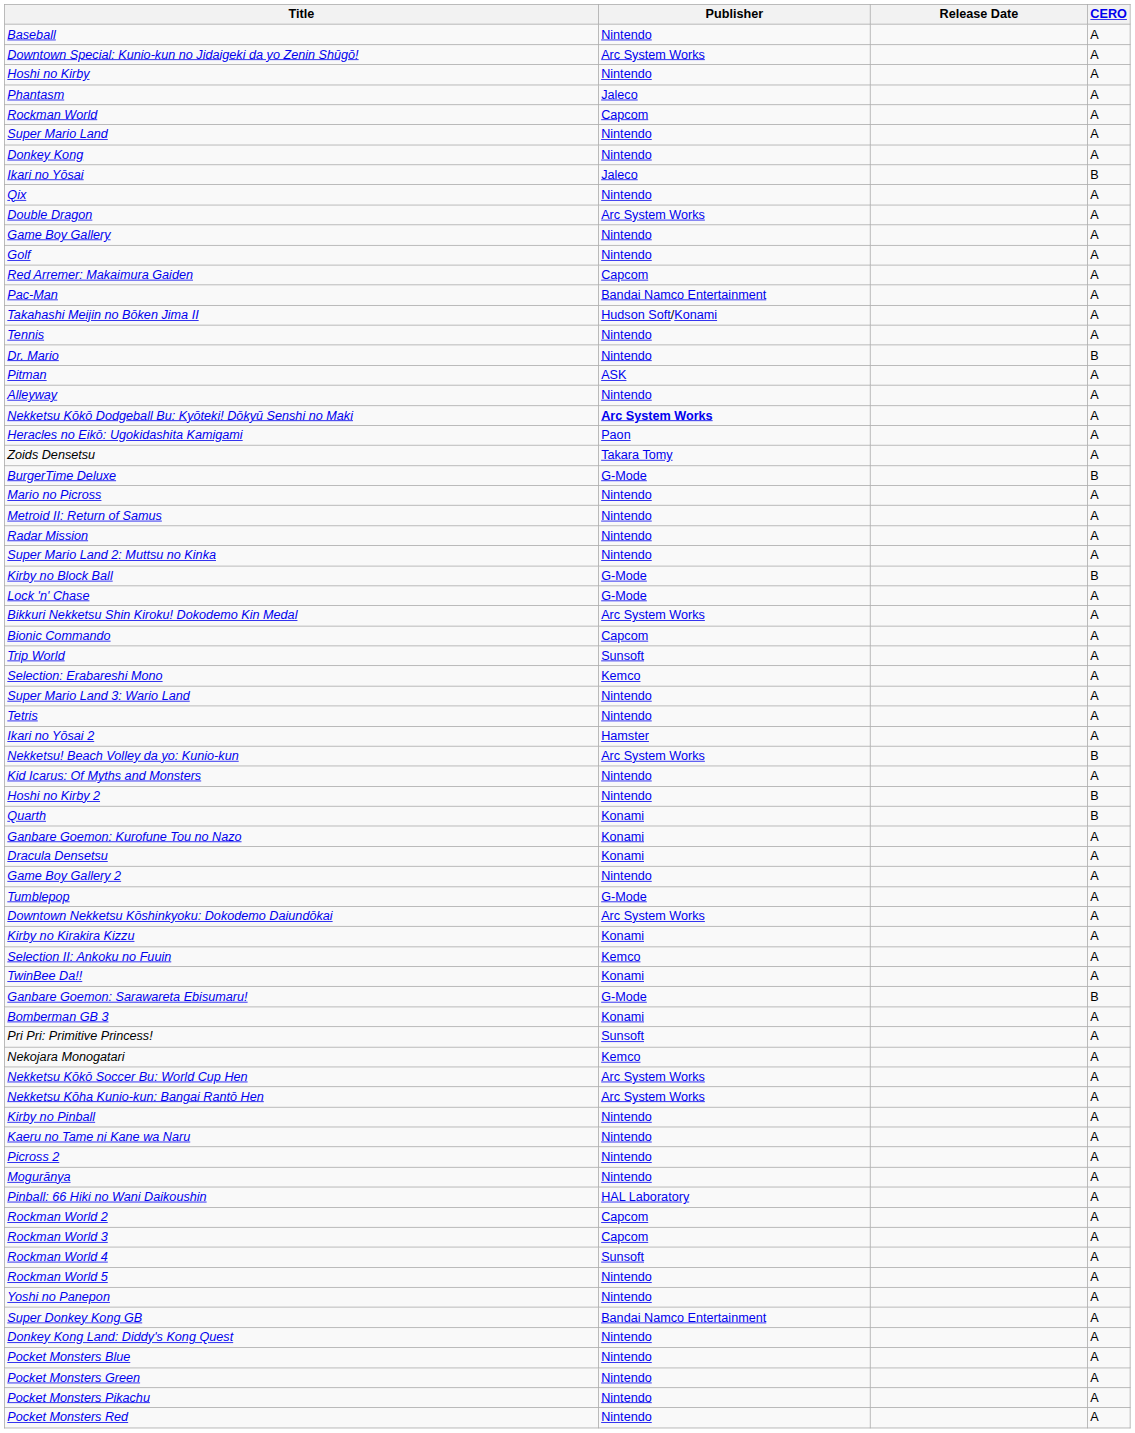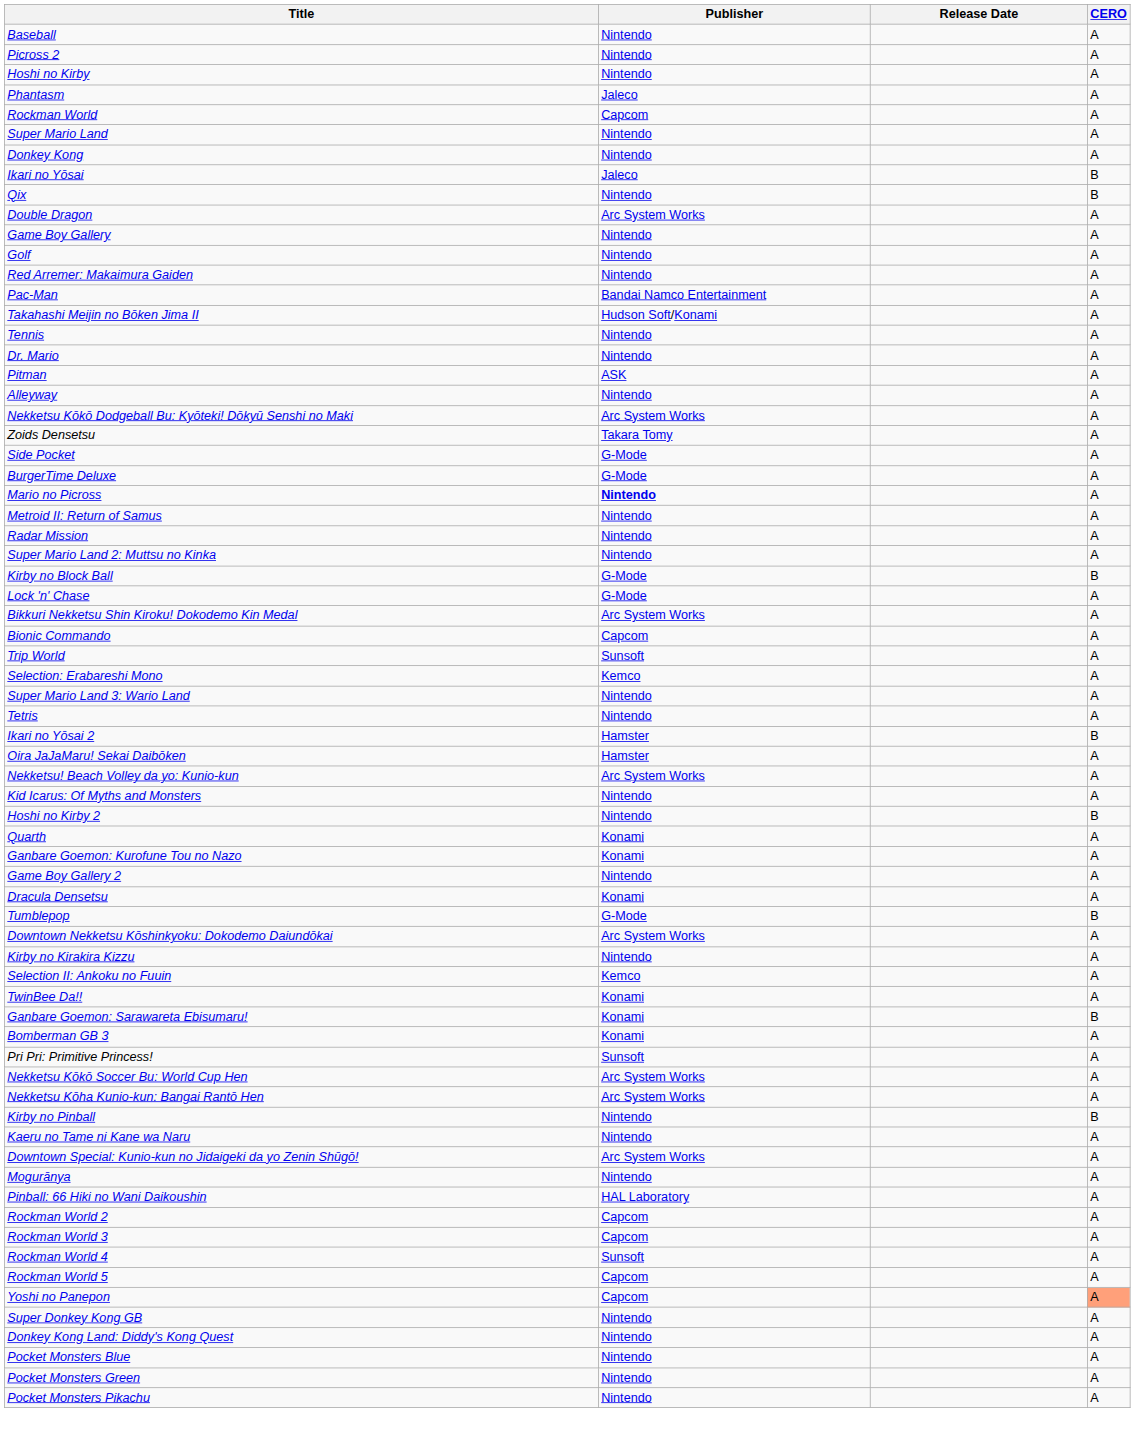rows swapped: (183, 54) <-> (33, 1157)
(1095, 194) A -> (1095, 194) B
(625, 275) Capcom -> (626, 275) Nintendo
(1095, 355) B -> (1095, 355) A
(657, 415) bold -> (653, 415) normal
- row: (125, 435)
+ row: (41, 455)
(1095, 475) B -> (1095, 475) A
(626, 495) normal -> (629, 495) bold
(1095, 736) A -> (1095, 736) B
+ row: (97, 756)
(1095, 756) B -> (1095, 776) A
(1095, 816) B -> (1095, 836) A
rows swapped: (58, 856) <-> (64, 876)
(1095, 896) A -> (1095, 916) B
(623, 936) Konami -> (626, 956) Nintendo
(624, 996) G-Mode -> (623, 1016) Konami
- row: (66, 1056)
(1095, 1117) A -> (1095, 1117) B
(626, 1277) Nintendo -> (625, 1277) Capcom
(626, 1297) Nintendo -> (625, 1297) Capcom
(1095, 1297) no background -> (1095, 1297) lightsalmon background
(684, 1317) Bandai Namco Entertainment -> (626, 1317) Nintendo
- row: (68, 1417)
